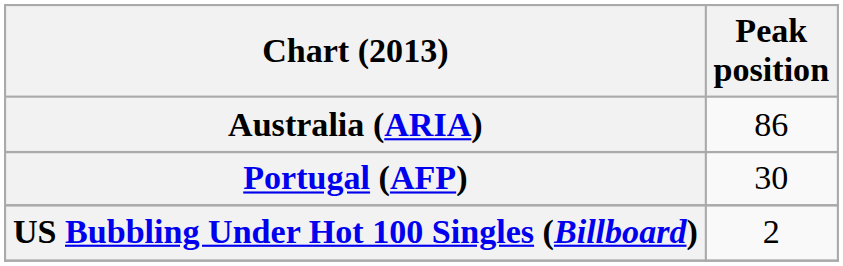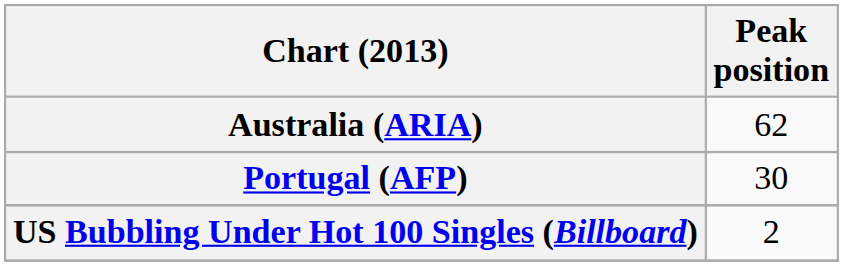(771, 123) 86 -> (771, 123) 62
